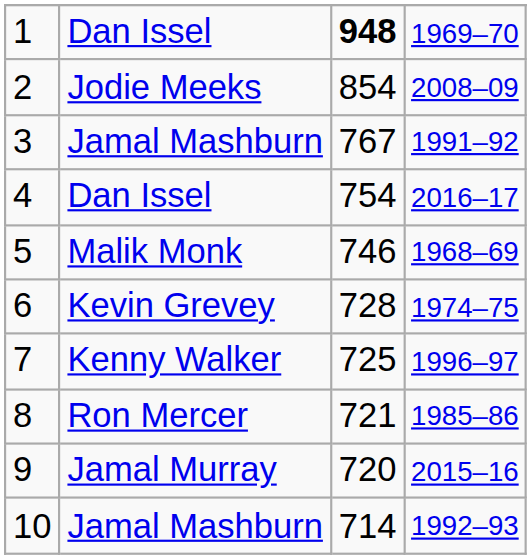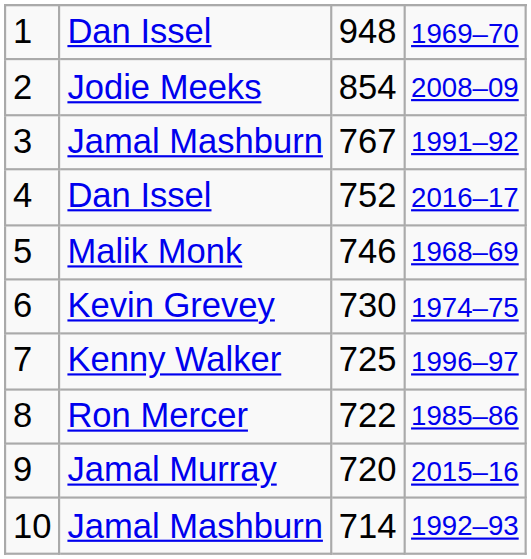(368, 31) bold -> (368, 31) normal
(368, 196) 754 -> (368, 196) 752
(368, 305) 728 -> (368, 305) 730
(368, 415) 721 -> (368, 415) 722
